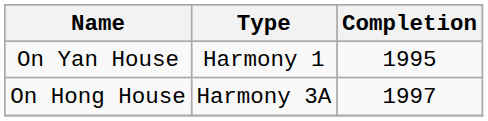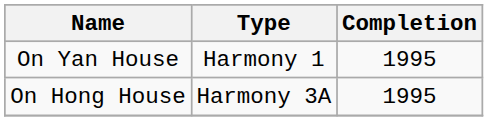(410, 97) 1997 -> (410, 97) 1995
